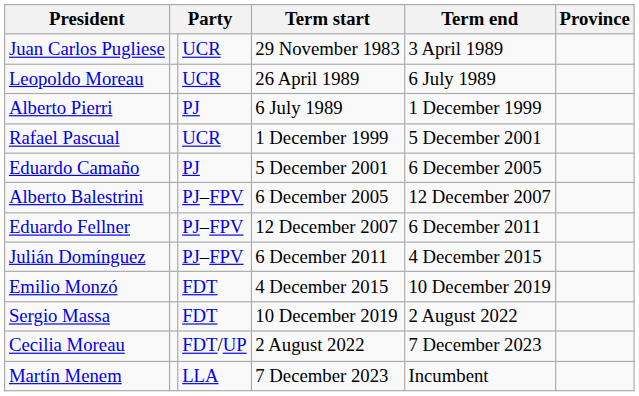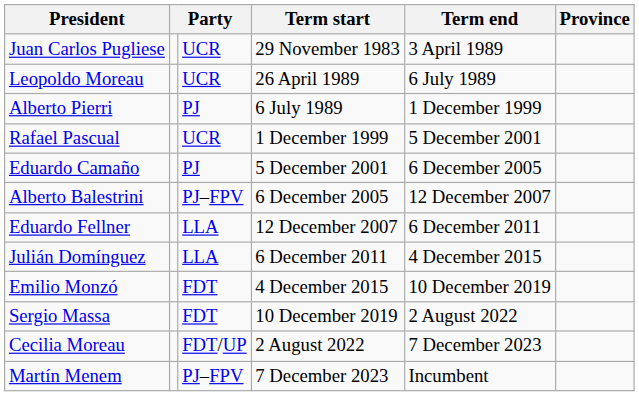(213, 227) PJ–FPV -> (200, 227) LLA
(213, 256) PJ–FPV -> (200, 256) LLA
(200, 375) LLA -> (213, 375) PJ–FPV
